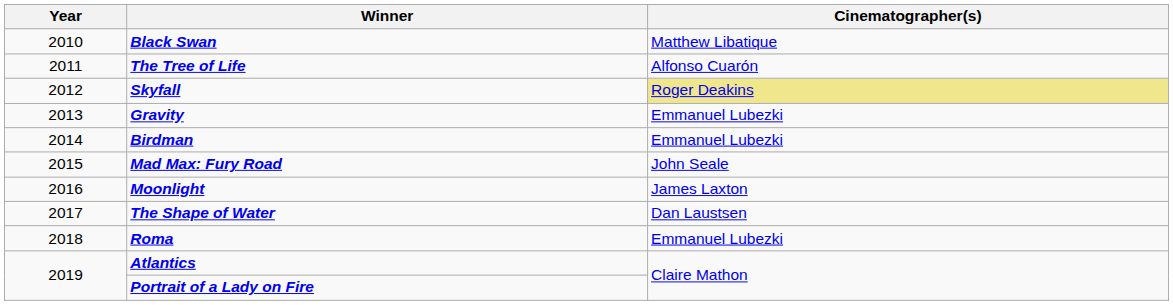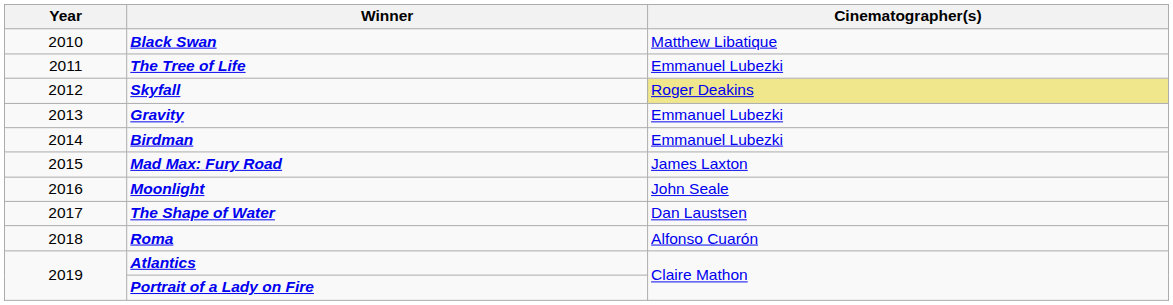(705, 66) Alfonso Cuarón -> (717, 66) Emmanuel Lubezki
(690, 164) John Seale -> (699, 164) James Laxton
(699, 189) James Laxton -> (690, 189) John Seale
(717, 238) Emmanuel Lubezki -> (705, 238) Alfonso Cuarón
